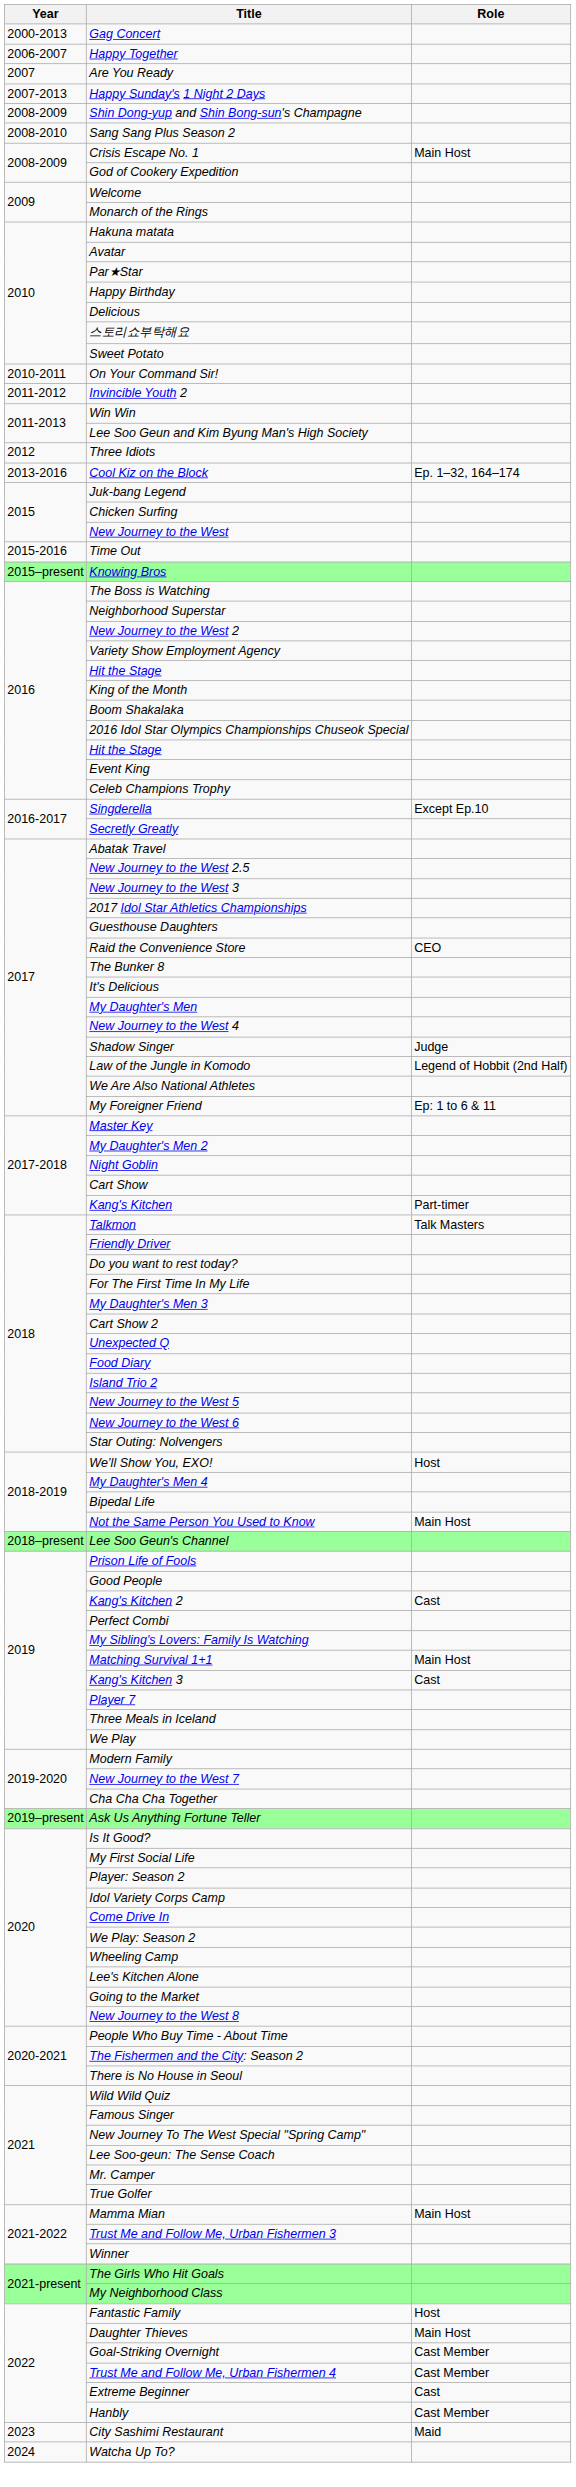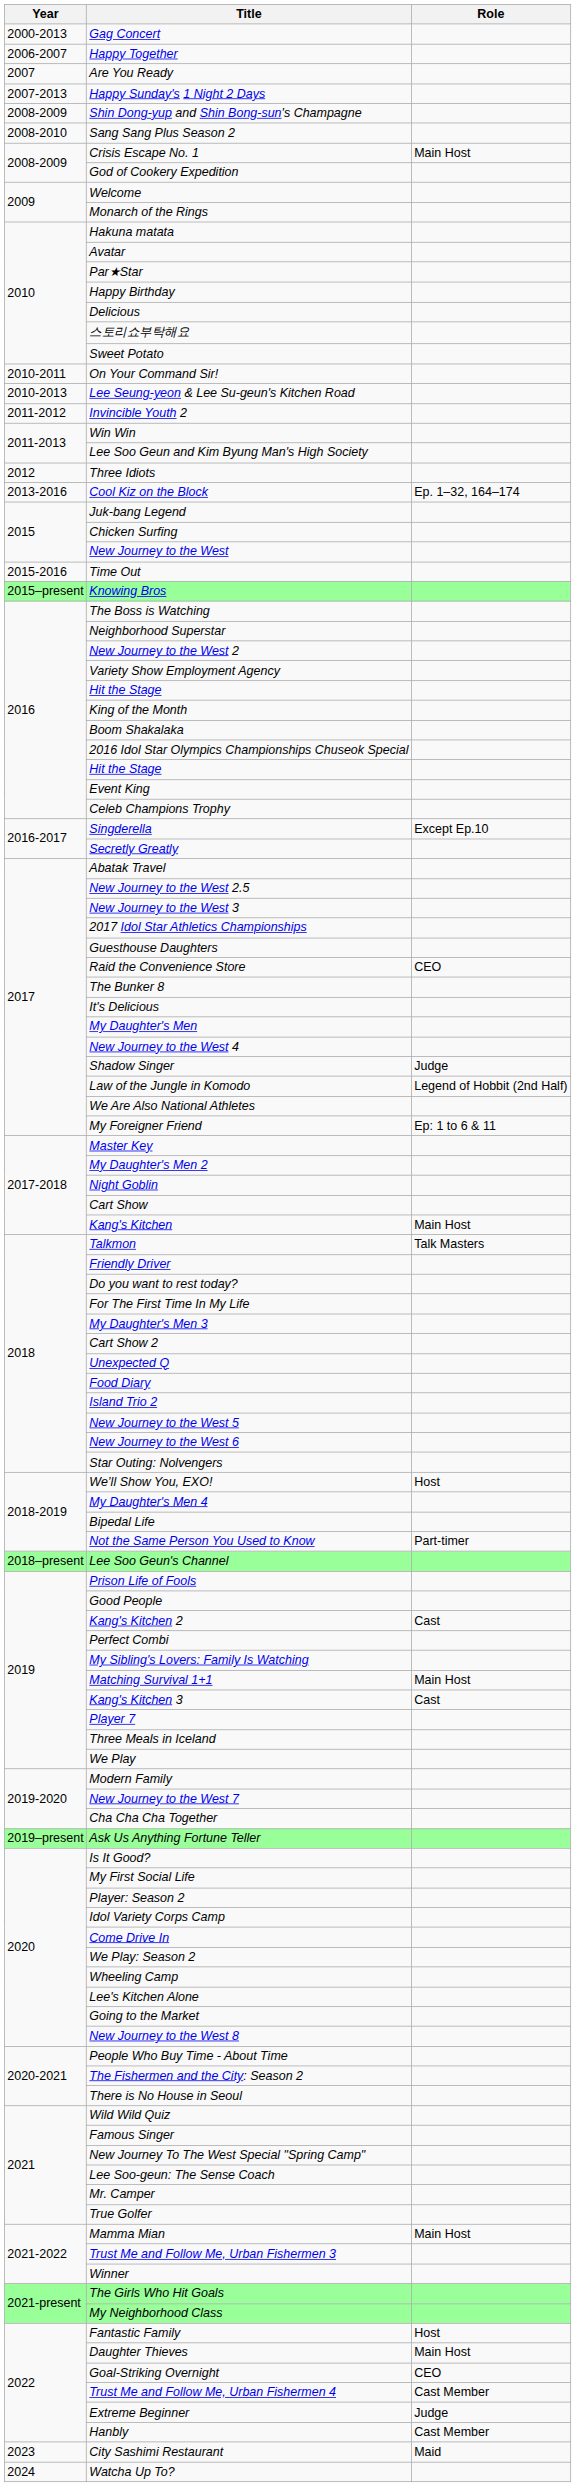+ row: (37, 393)
(442, 1205) Part-timer -> (442, 1224) Main Host
(442, 1521) Main Host -> (442, 1541) Part-timer
(452, 2353) Cast Member -> (428, 2372) CEO
(427, 2392) Cast -> (431, 2412) Judge
